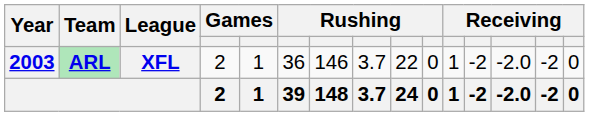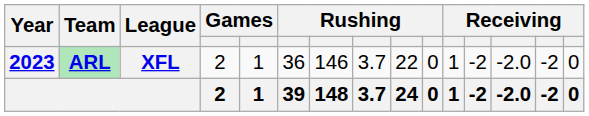(32, 62) 2003 -> (32, 62) 2023
